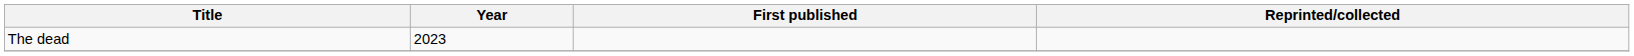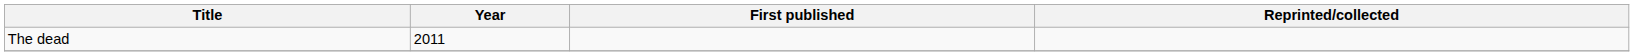(430, 39) 2023 -> (429, 39) 2011
